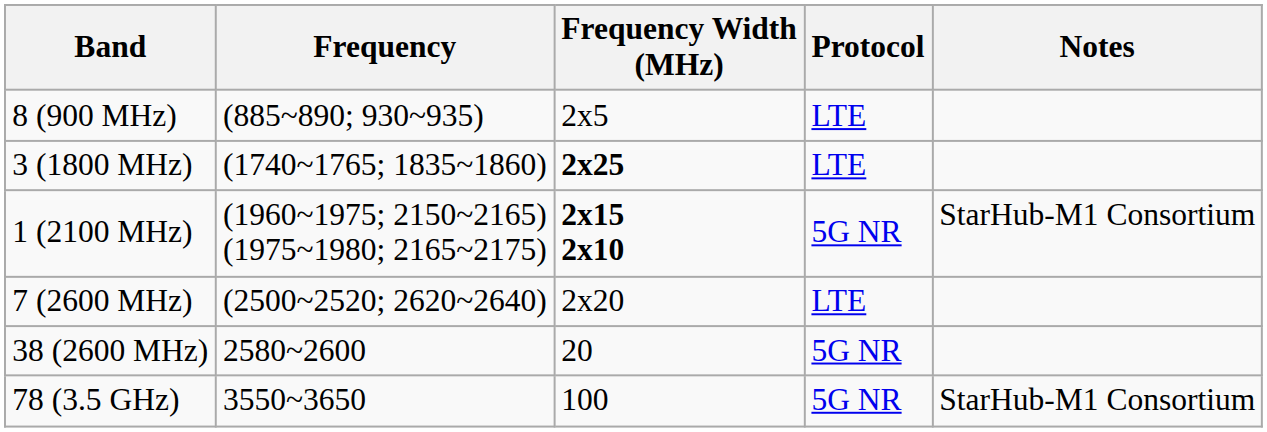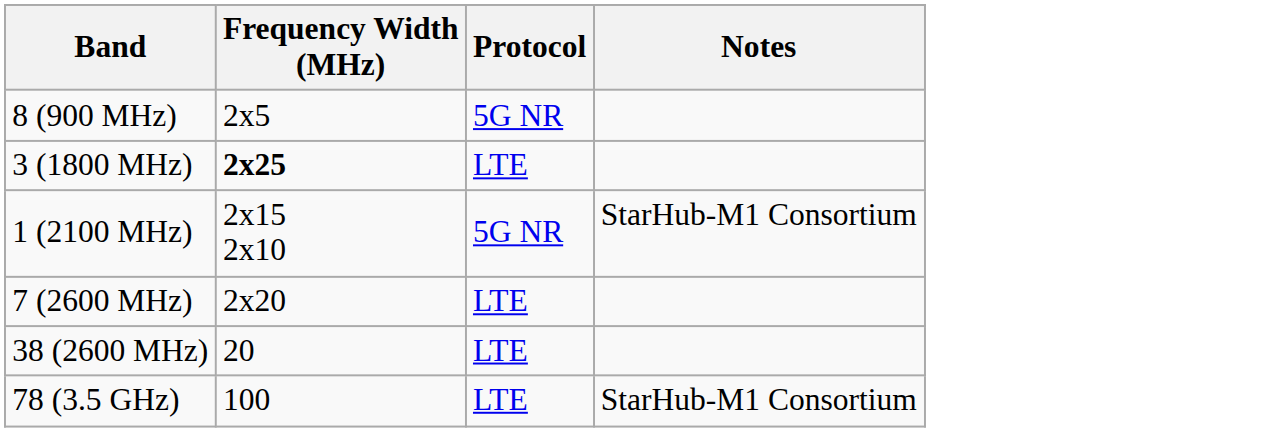- column: (385, 47)
(839, 114) LTE -> (518, 114) 5G NR
(593, 232) bold -> (254, 232) normal
(857, 350) 5G NR -> (500, 350) LTE
(857, 400) 5G NR -> (500, 400) LTE
